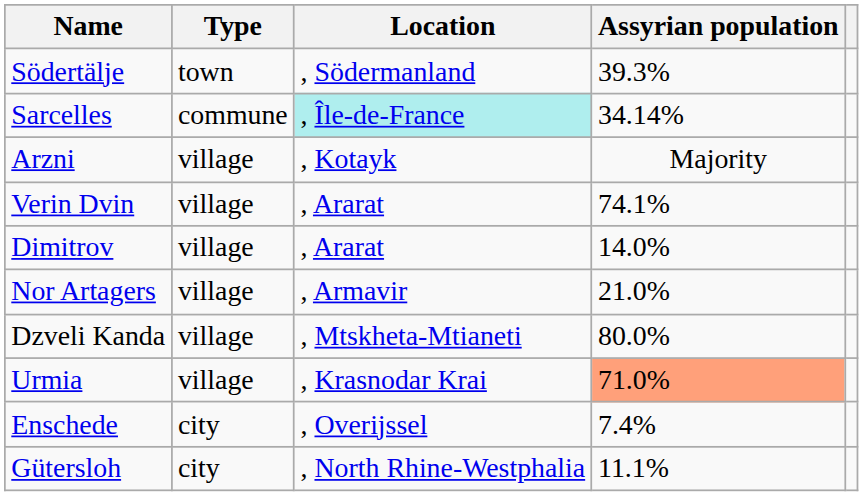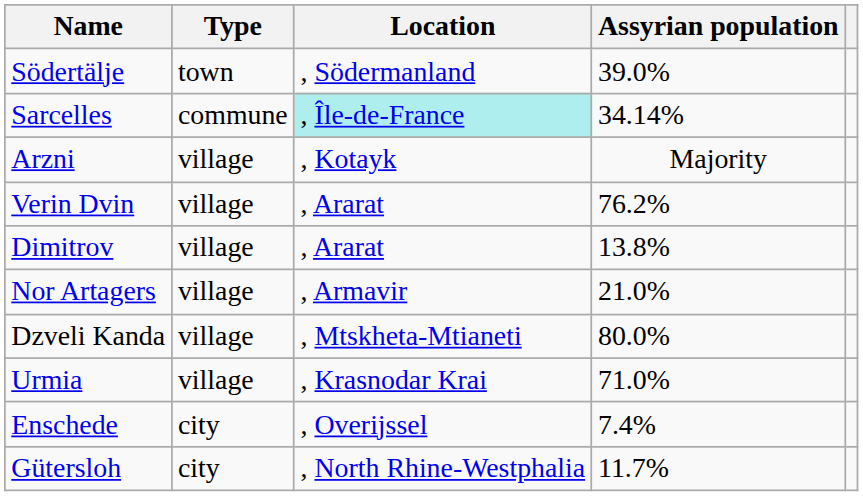(634, 70) 39.3% -> (634, 70) 39.0%
(634, 203) 74.1% -> (634, 203) 76.2%
(634, 247) 14.0% -> (634, 247) 13.8%
(634, 379) lightsalmon background -> (634, 379) no background
(633, 468) 11.1% -> (633, 468) 11.7%
